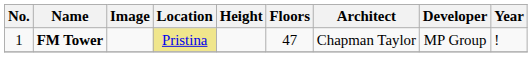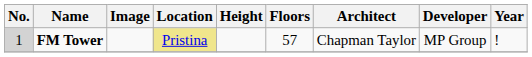(19, 39) no background -> (19, 39) lightgrey background
(290, 39) 47 -> (290, 39) 57
